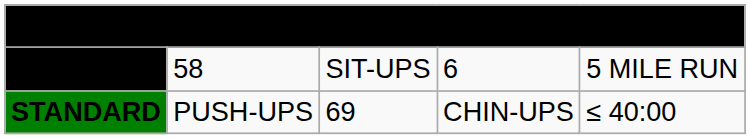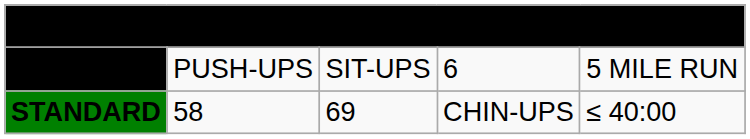(188, 68) 58 -> (243, 68) PUSH-UPS
(243, 111) PUSH-UPS -> (188, 111) 58
